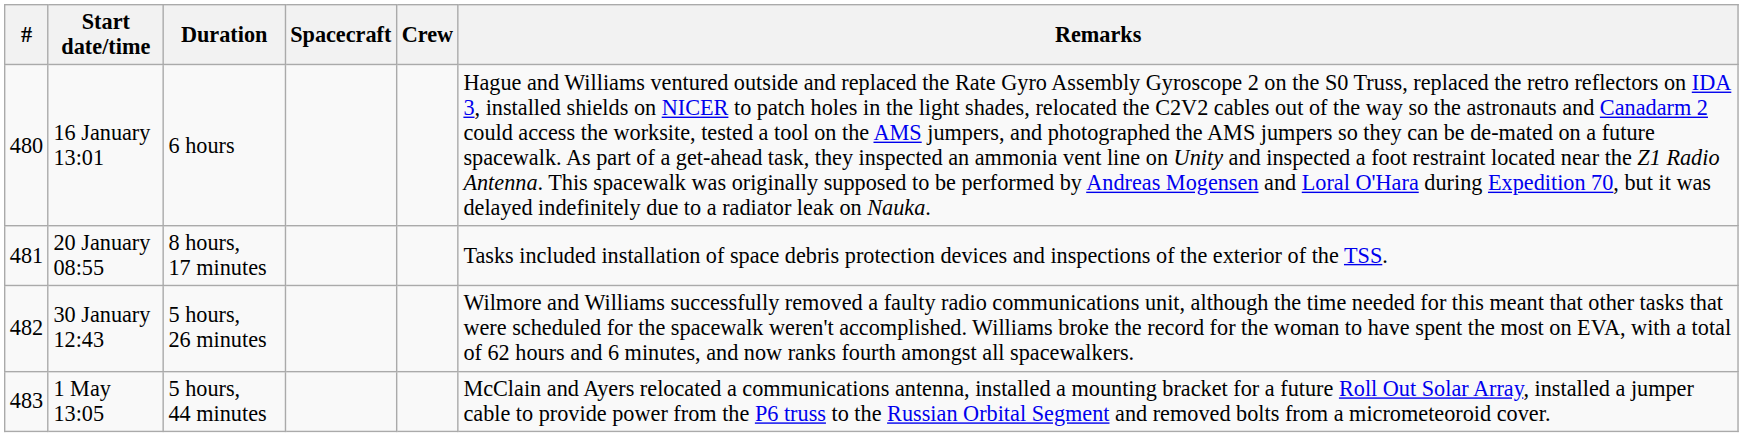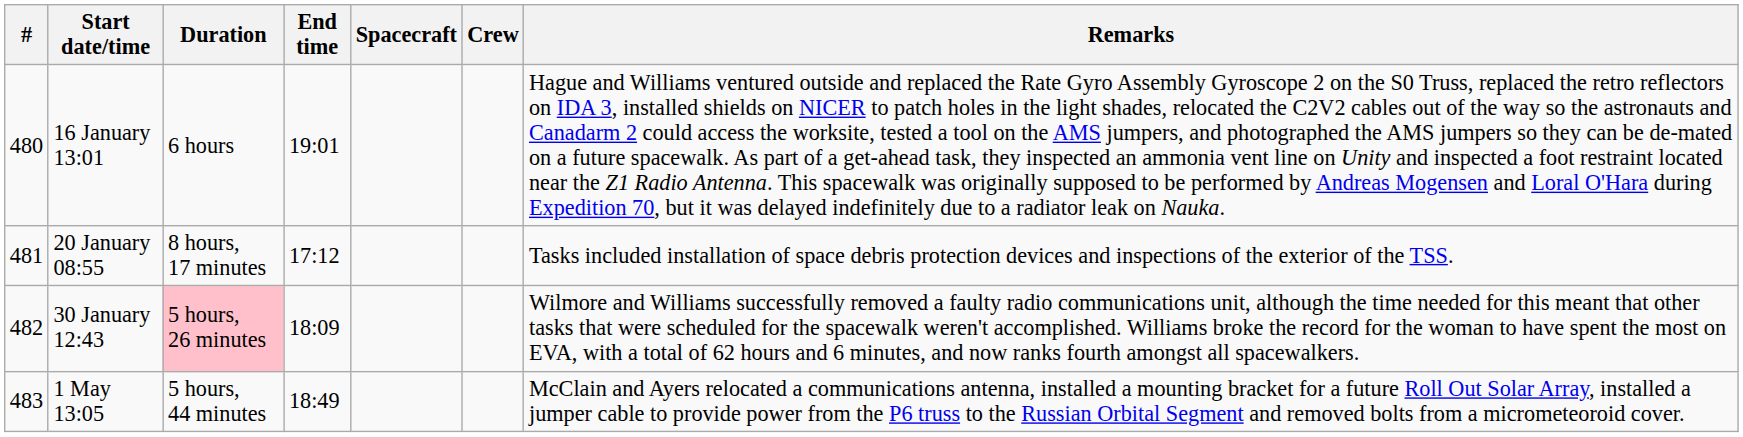+ column: (317, 34)
(218, 328) no background -> (217, 328) pink background
